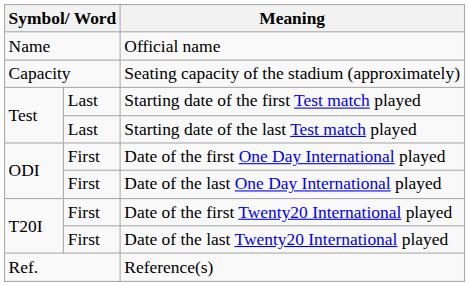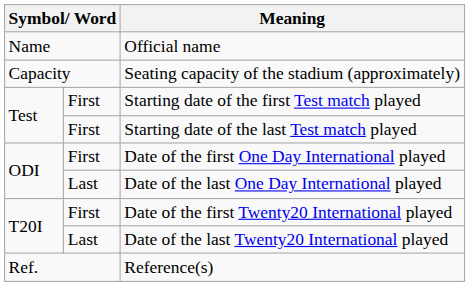(83, 101) Last -> (84, 101) First
(83, 128) Last -> (84, 128) First
(84, 184) First -> (83, 184) Last
(84, 239) First -> (83, 239) Last
